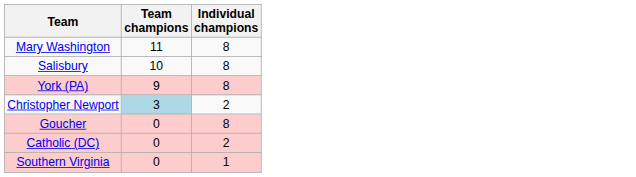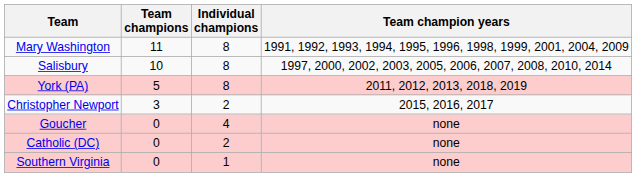+ column: (446, 21)
(156, 86) 9 -> (156, 86) 5
(156, 105) lightblue background -> (156, 105) no background
(226, 124) 8 -> (226, 124) 4
